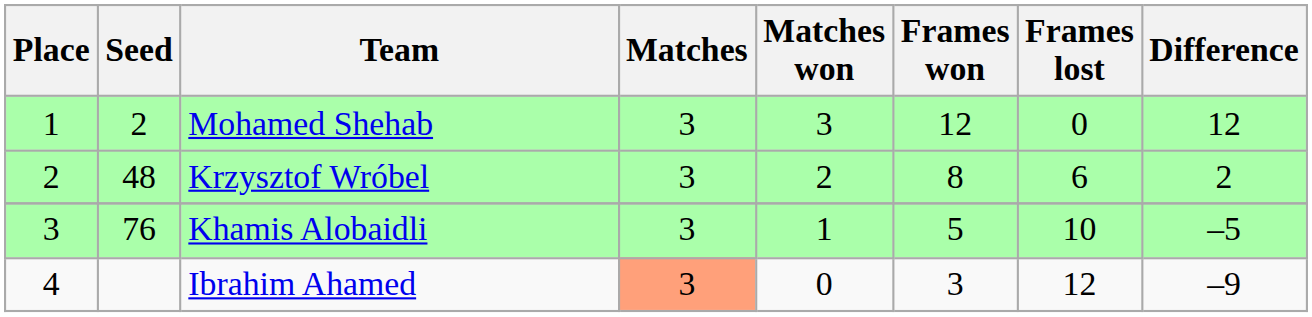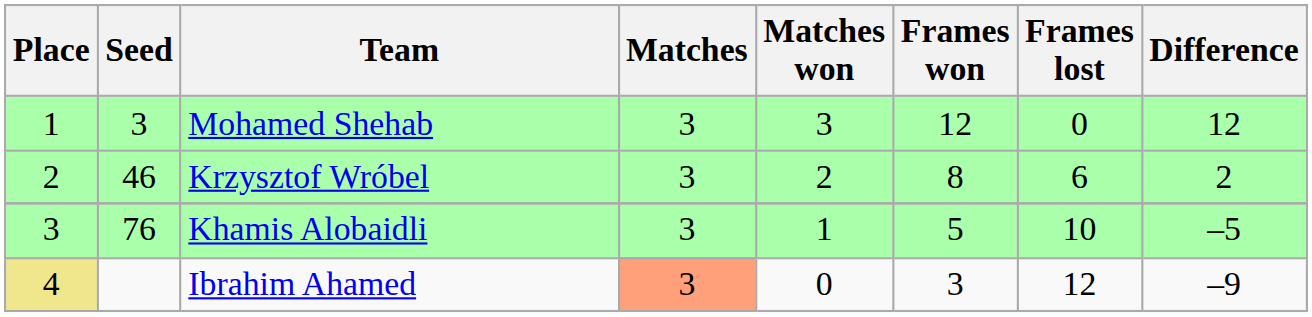(139, 122) 2 -> (139, 122) 3
(139, 176) 48 -> (139, 176) 46
(51, 283) no background -> (51, 283) khaki background
